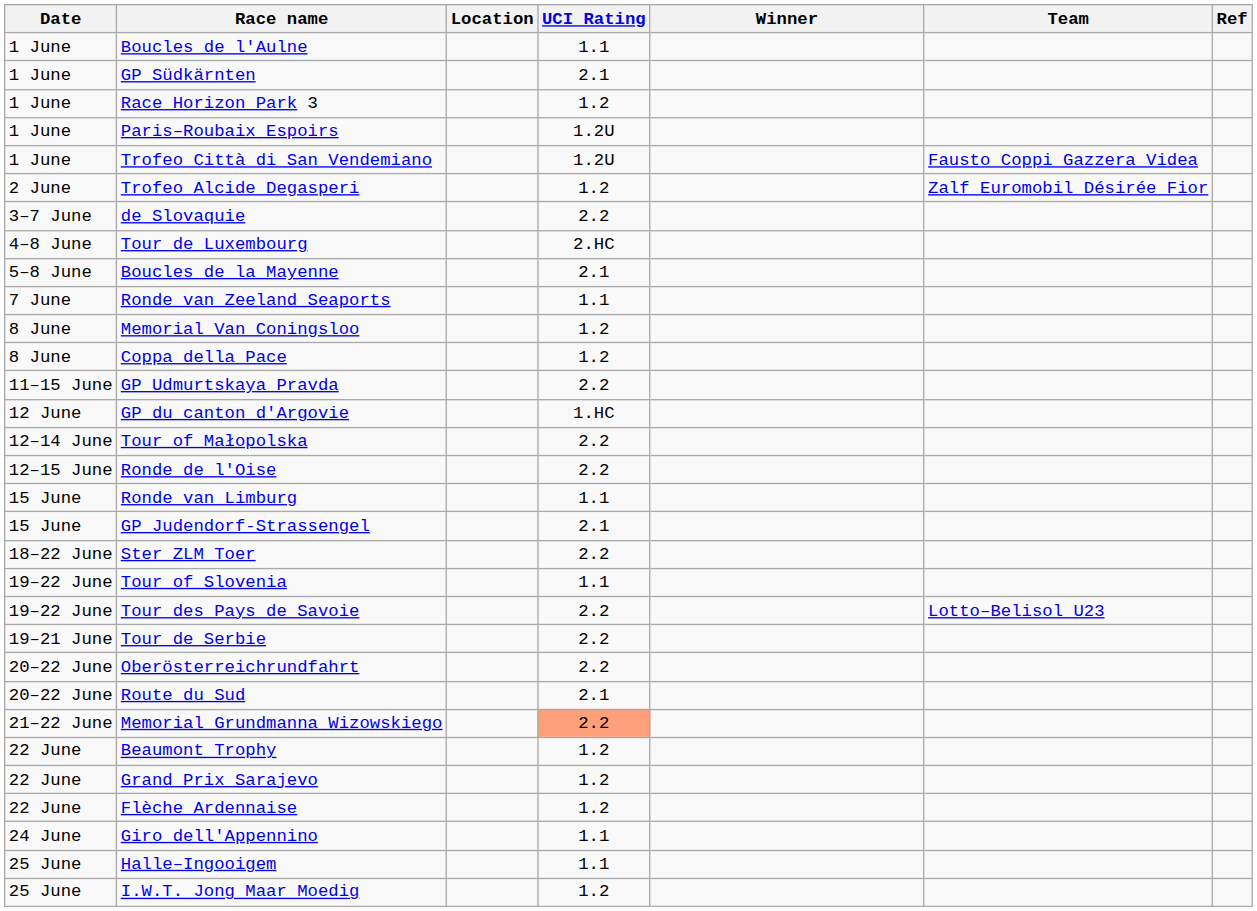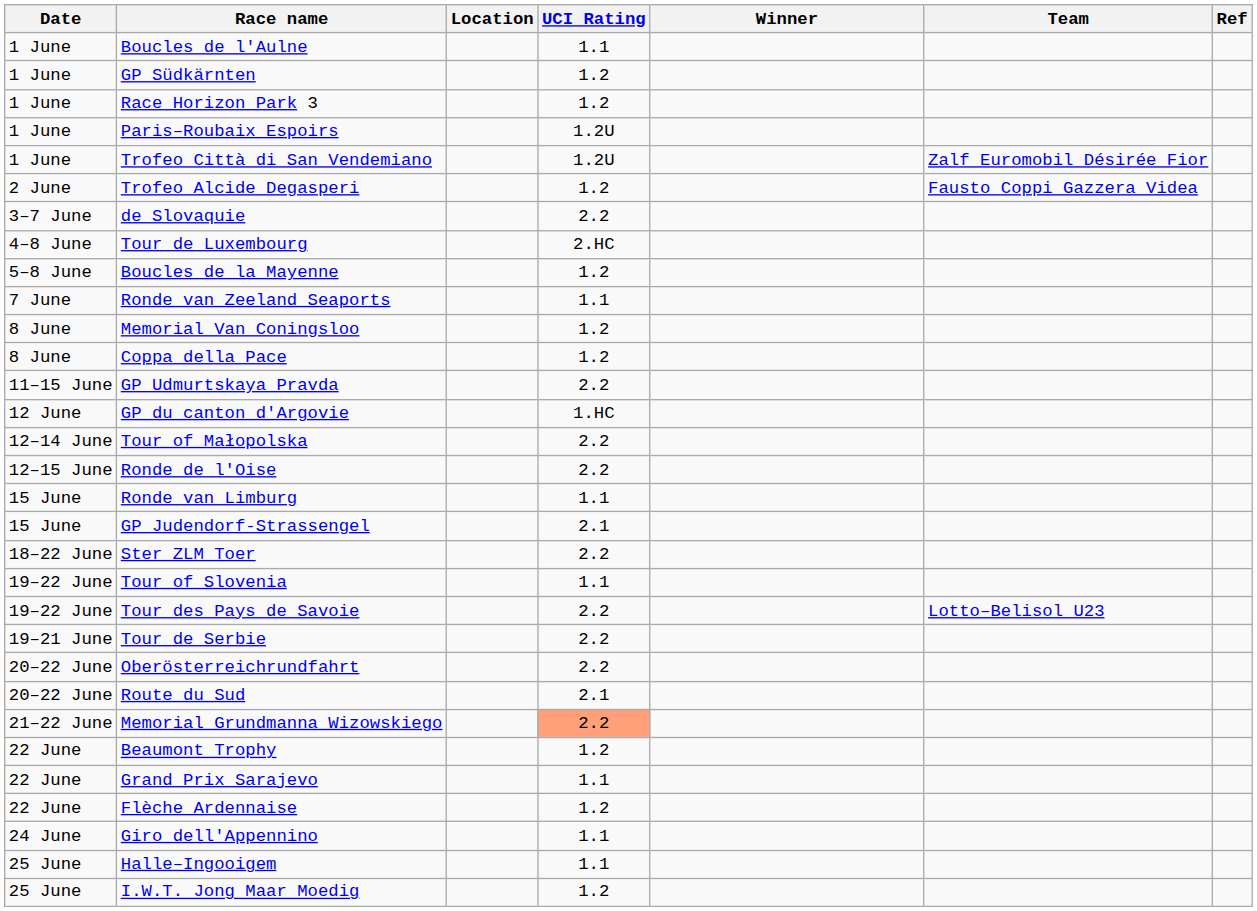(594, 75) 2.1 -> (594, 75) 1.2
(1063, 160) Fausto Coppi Gazzera Videa -> (1068, 160) Zalf Euromobil Désirée Fior
(1068, 188) Zalf Euromobil Désirée Fior -> (1063, 188) Fausto Coppi Gazzera Videa
(594, 272) 2.1 -> (594, 272) 1.2
(594, 780) 1.2 -> (594, 780) 1.1
